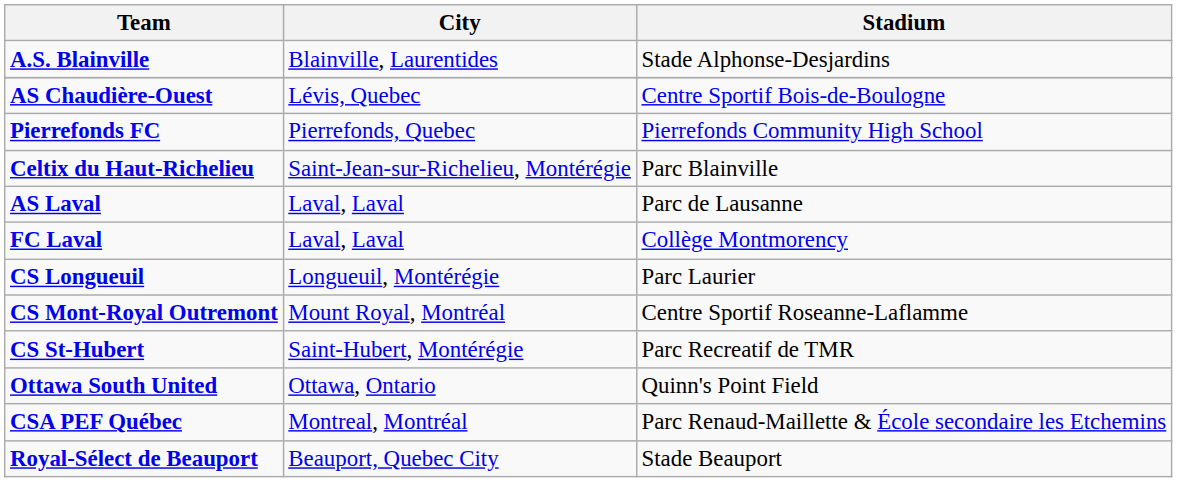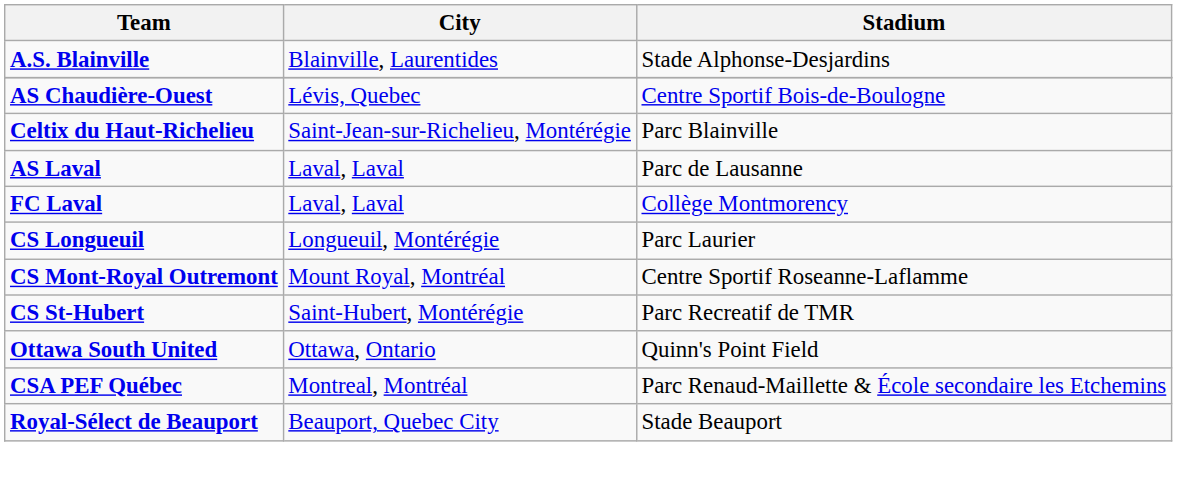- row: (85, 131)
